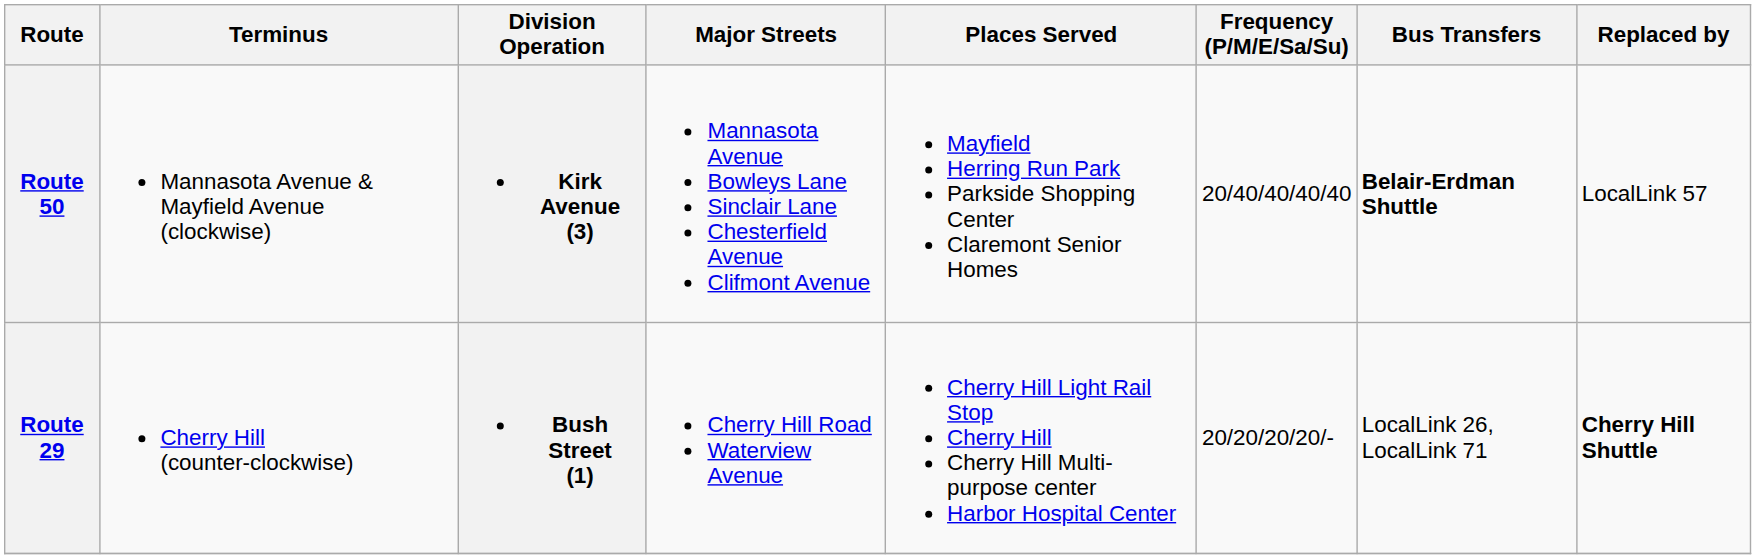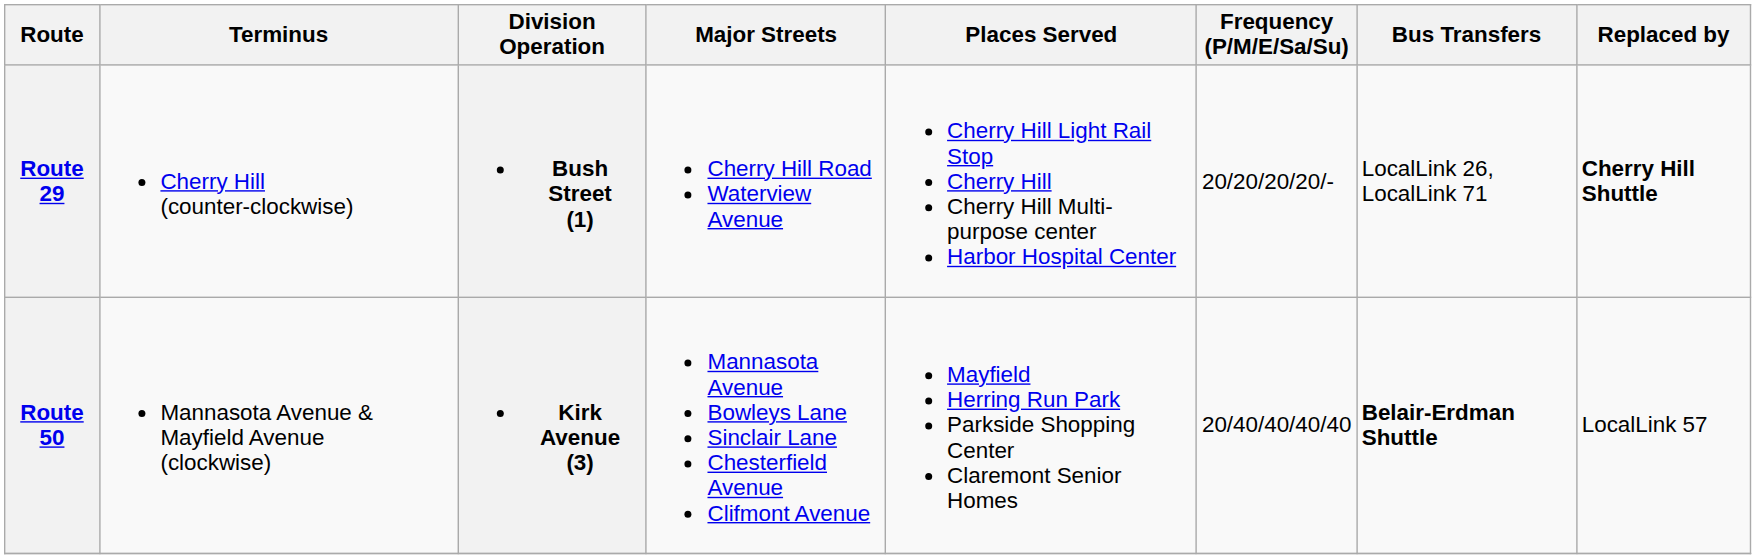rows swapped: (52, 437) <-> (52, 193)
